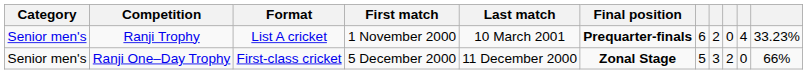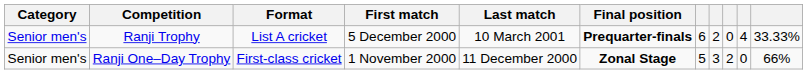(402, 36) 1 November 2000 -> (402, 36) 5 December 2000
(777, 36) 33.23% -> (777, 36) 33.33%
(402, 58) 5 December 2000 -> (402, 58) 1 November 2000
